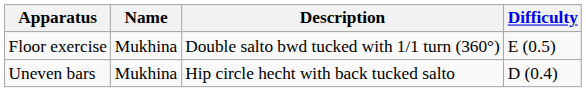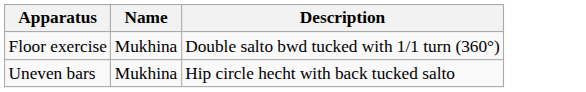- column: (543, 18)
